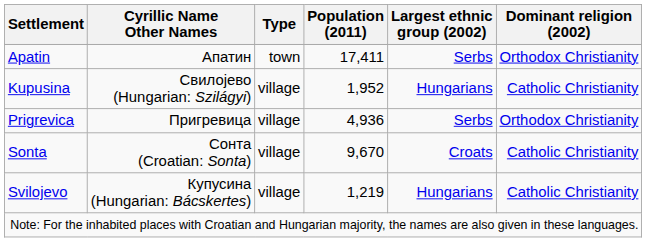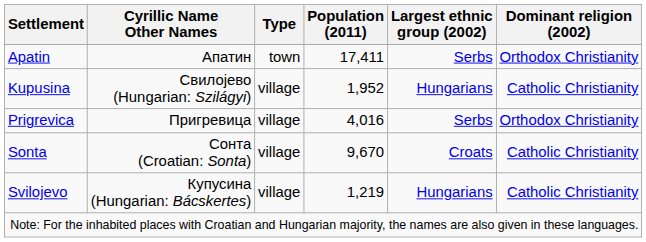(365, 120) 4,936 -> (365, 120) 4,016
